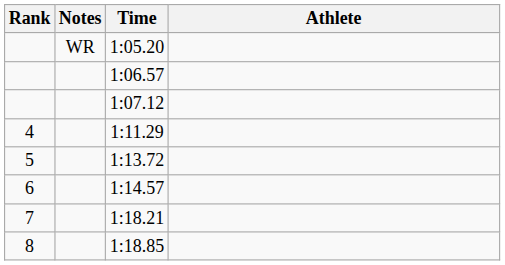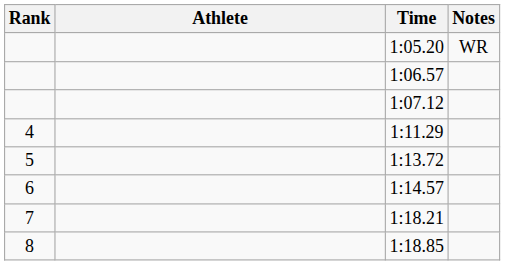columns swapped: (334, 18) <-> (80, 18)
